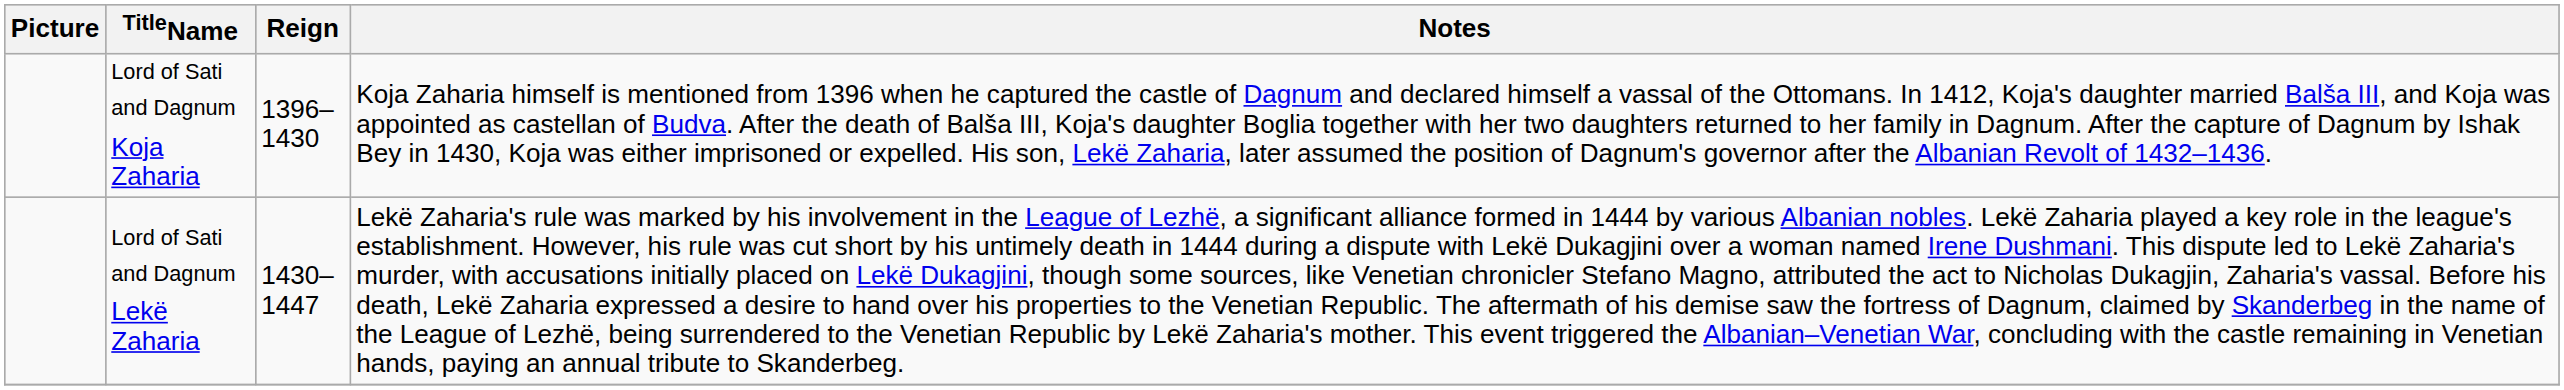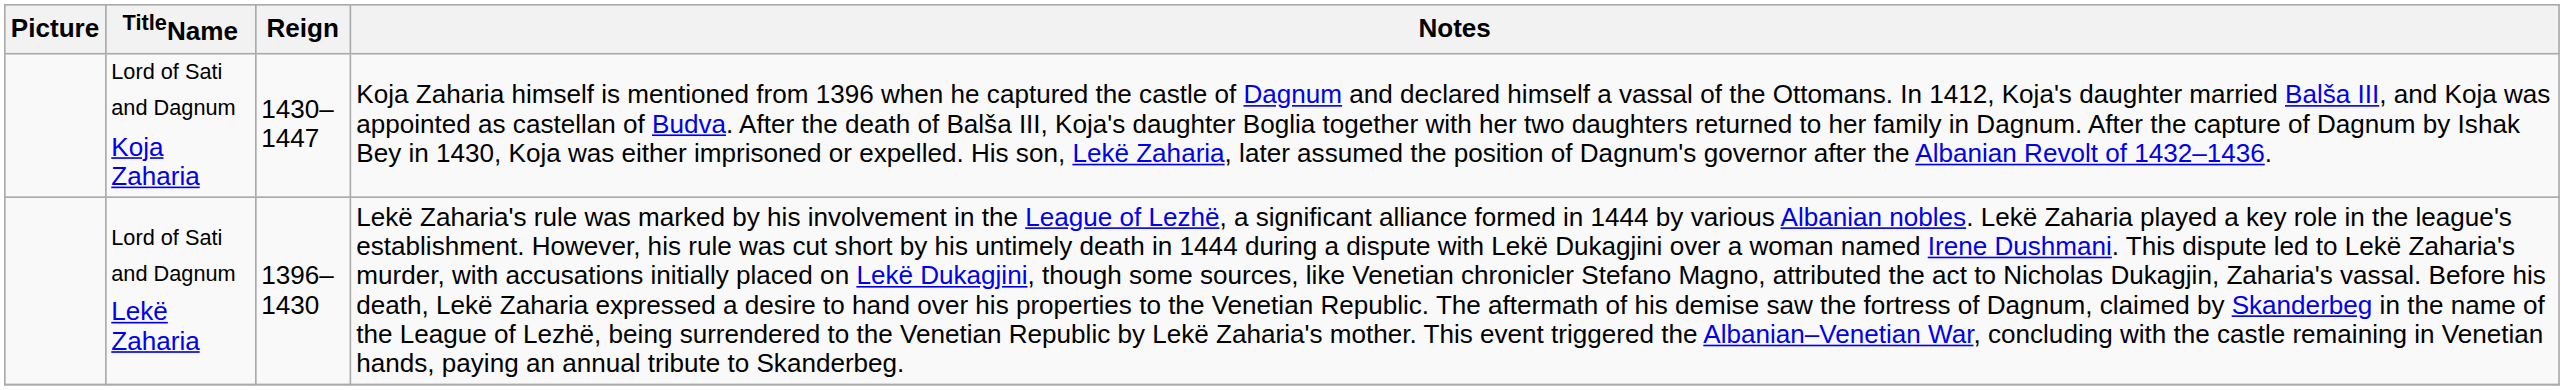(298, 124) 1396–1430 -> (298, 124) 1430–1447
(298, 290) 1430–1447 -> (298, 290) 1396–1430
